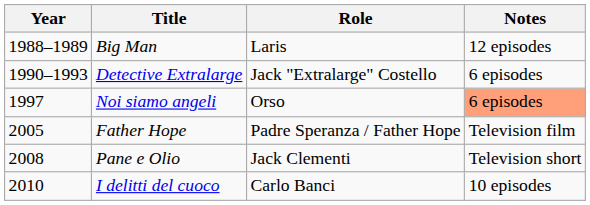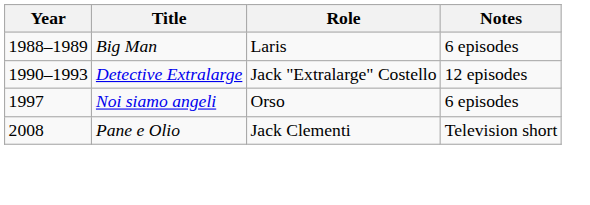(510, 46) 12 episodes -> (482, 46) 6 episodes
(506, 74) 6 episodes -> (486, 74) 12 episodes
(506, 102) lightsalmon background -> (482, 102) no background
- row: (141, 130)
- row: (158, 185)
